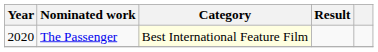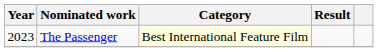(21, 36) 2020 -> (21, 36) 2023
